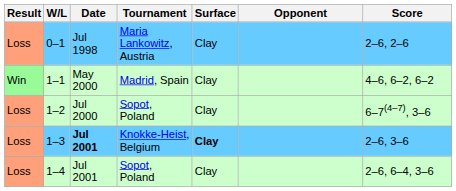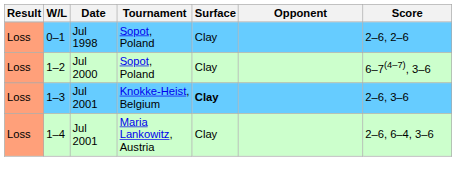(146, 43) Maria Lankowitz, Austria -> (137, 37) Sopot, Poland
- row: (56, 80)
(85, 141) bold -> (85, 98) normal
(137, 171) Sopot, Poland -> (146, 134) Maria Lankowitz, Austria
